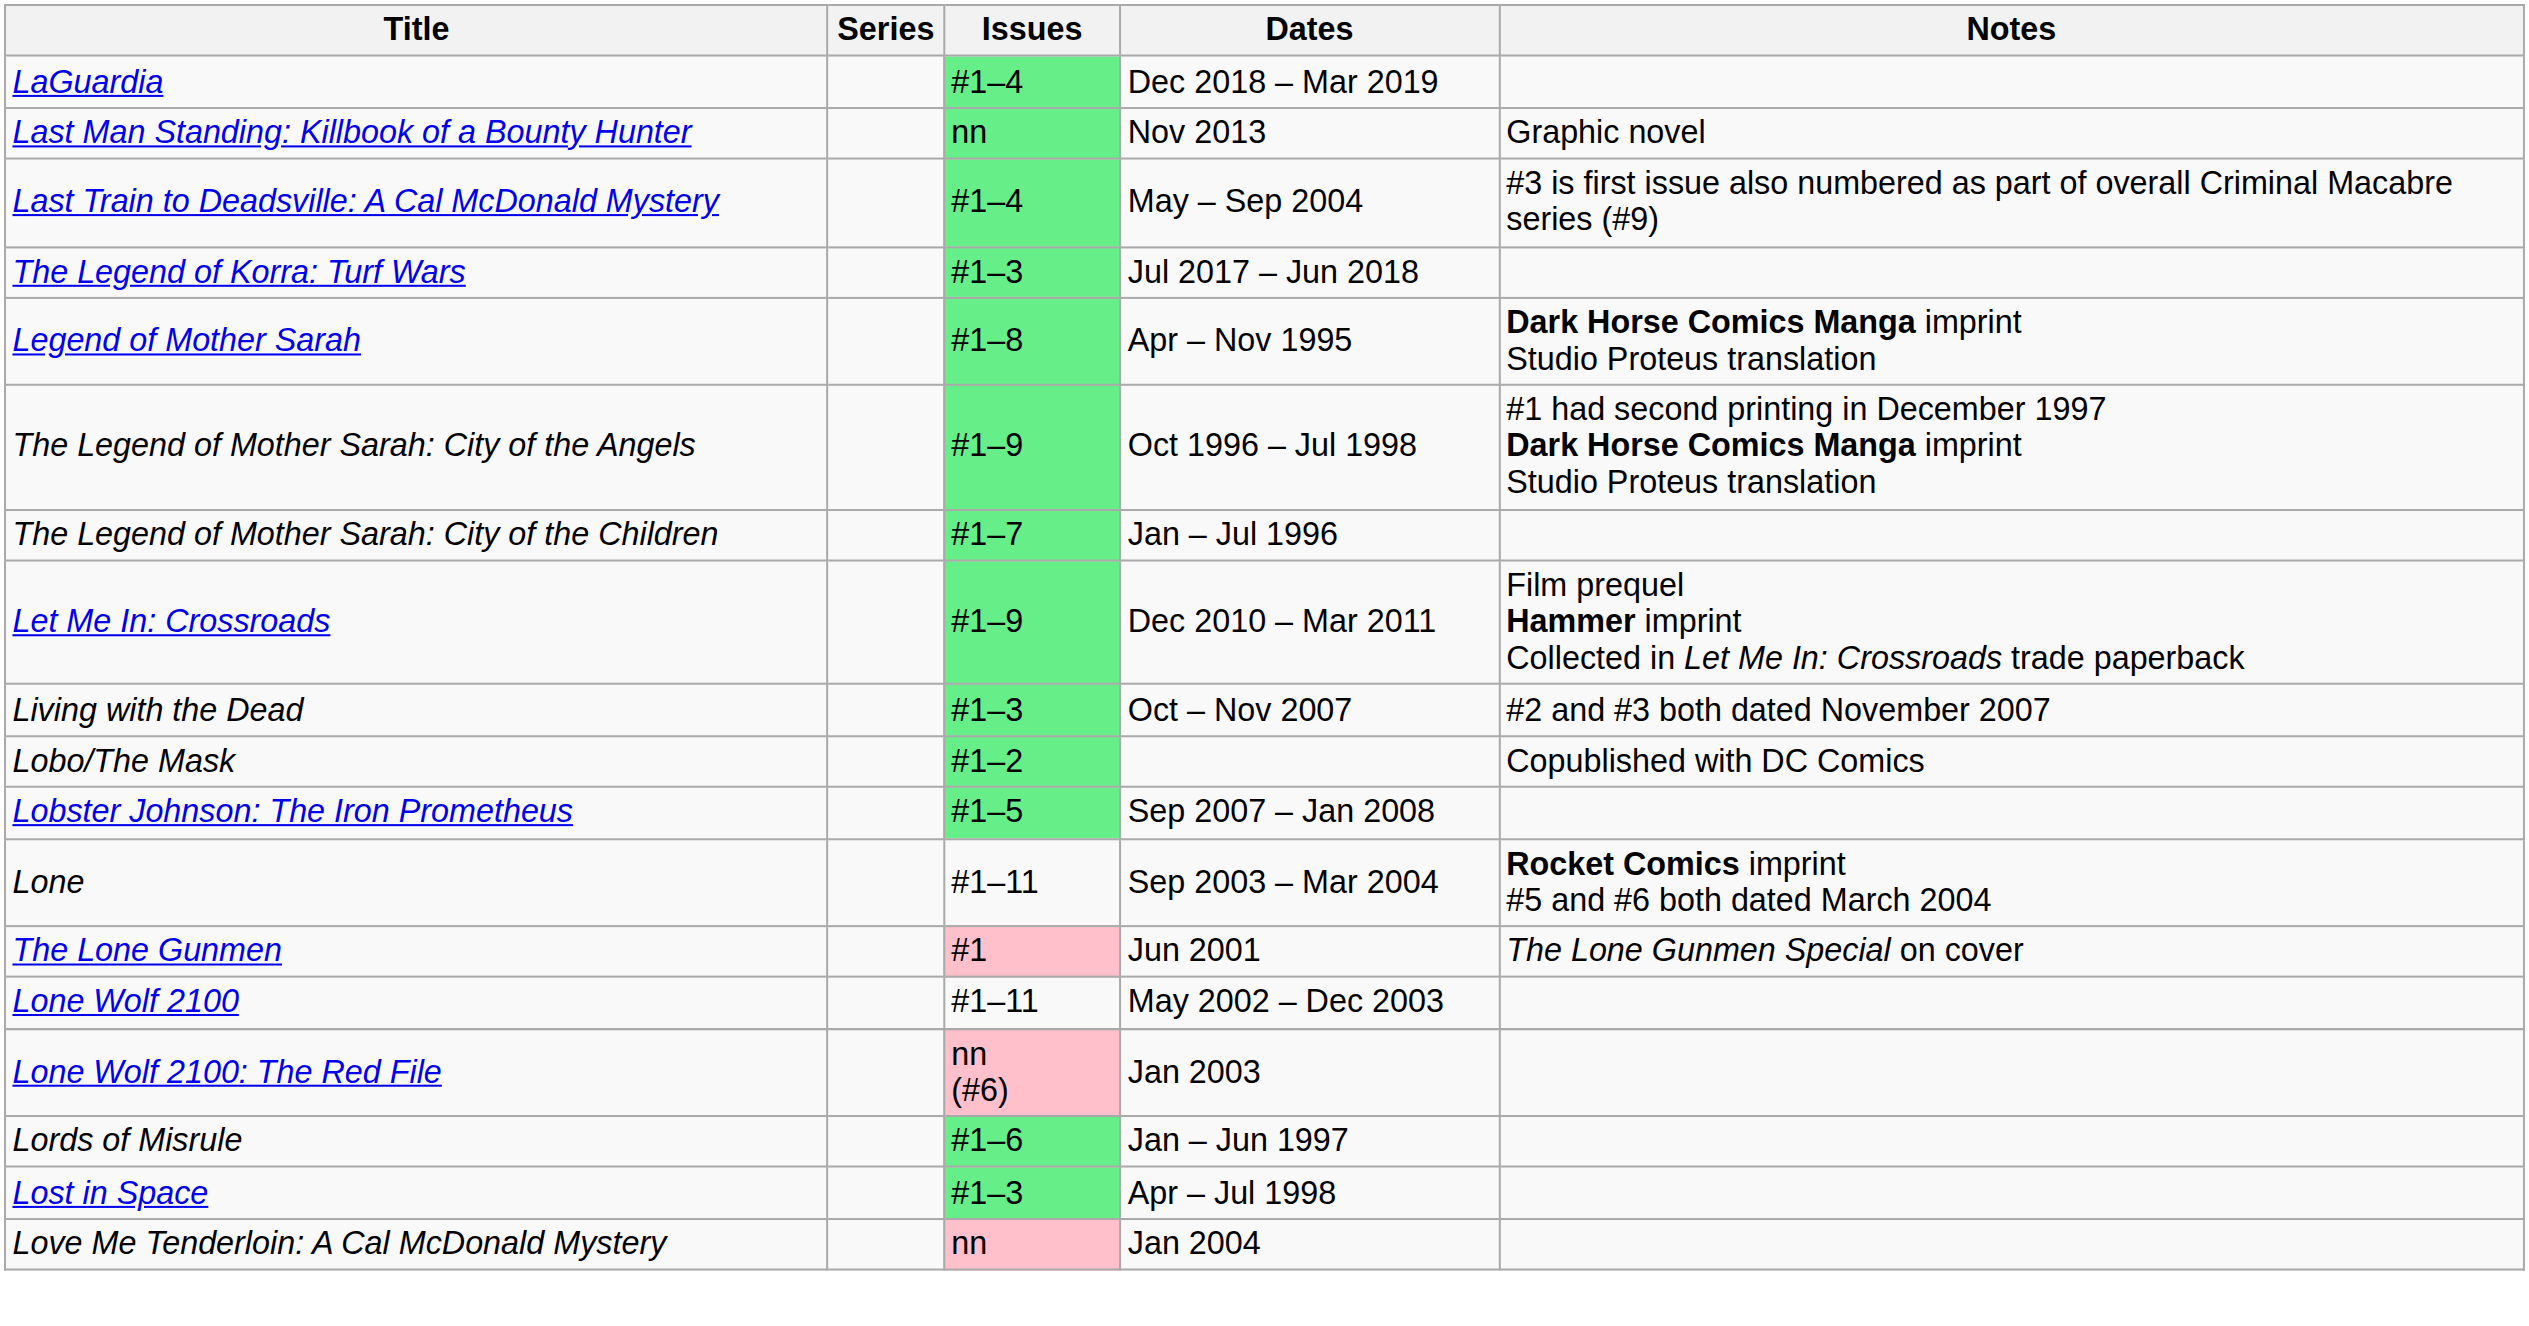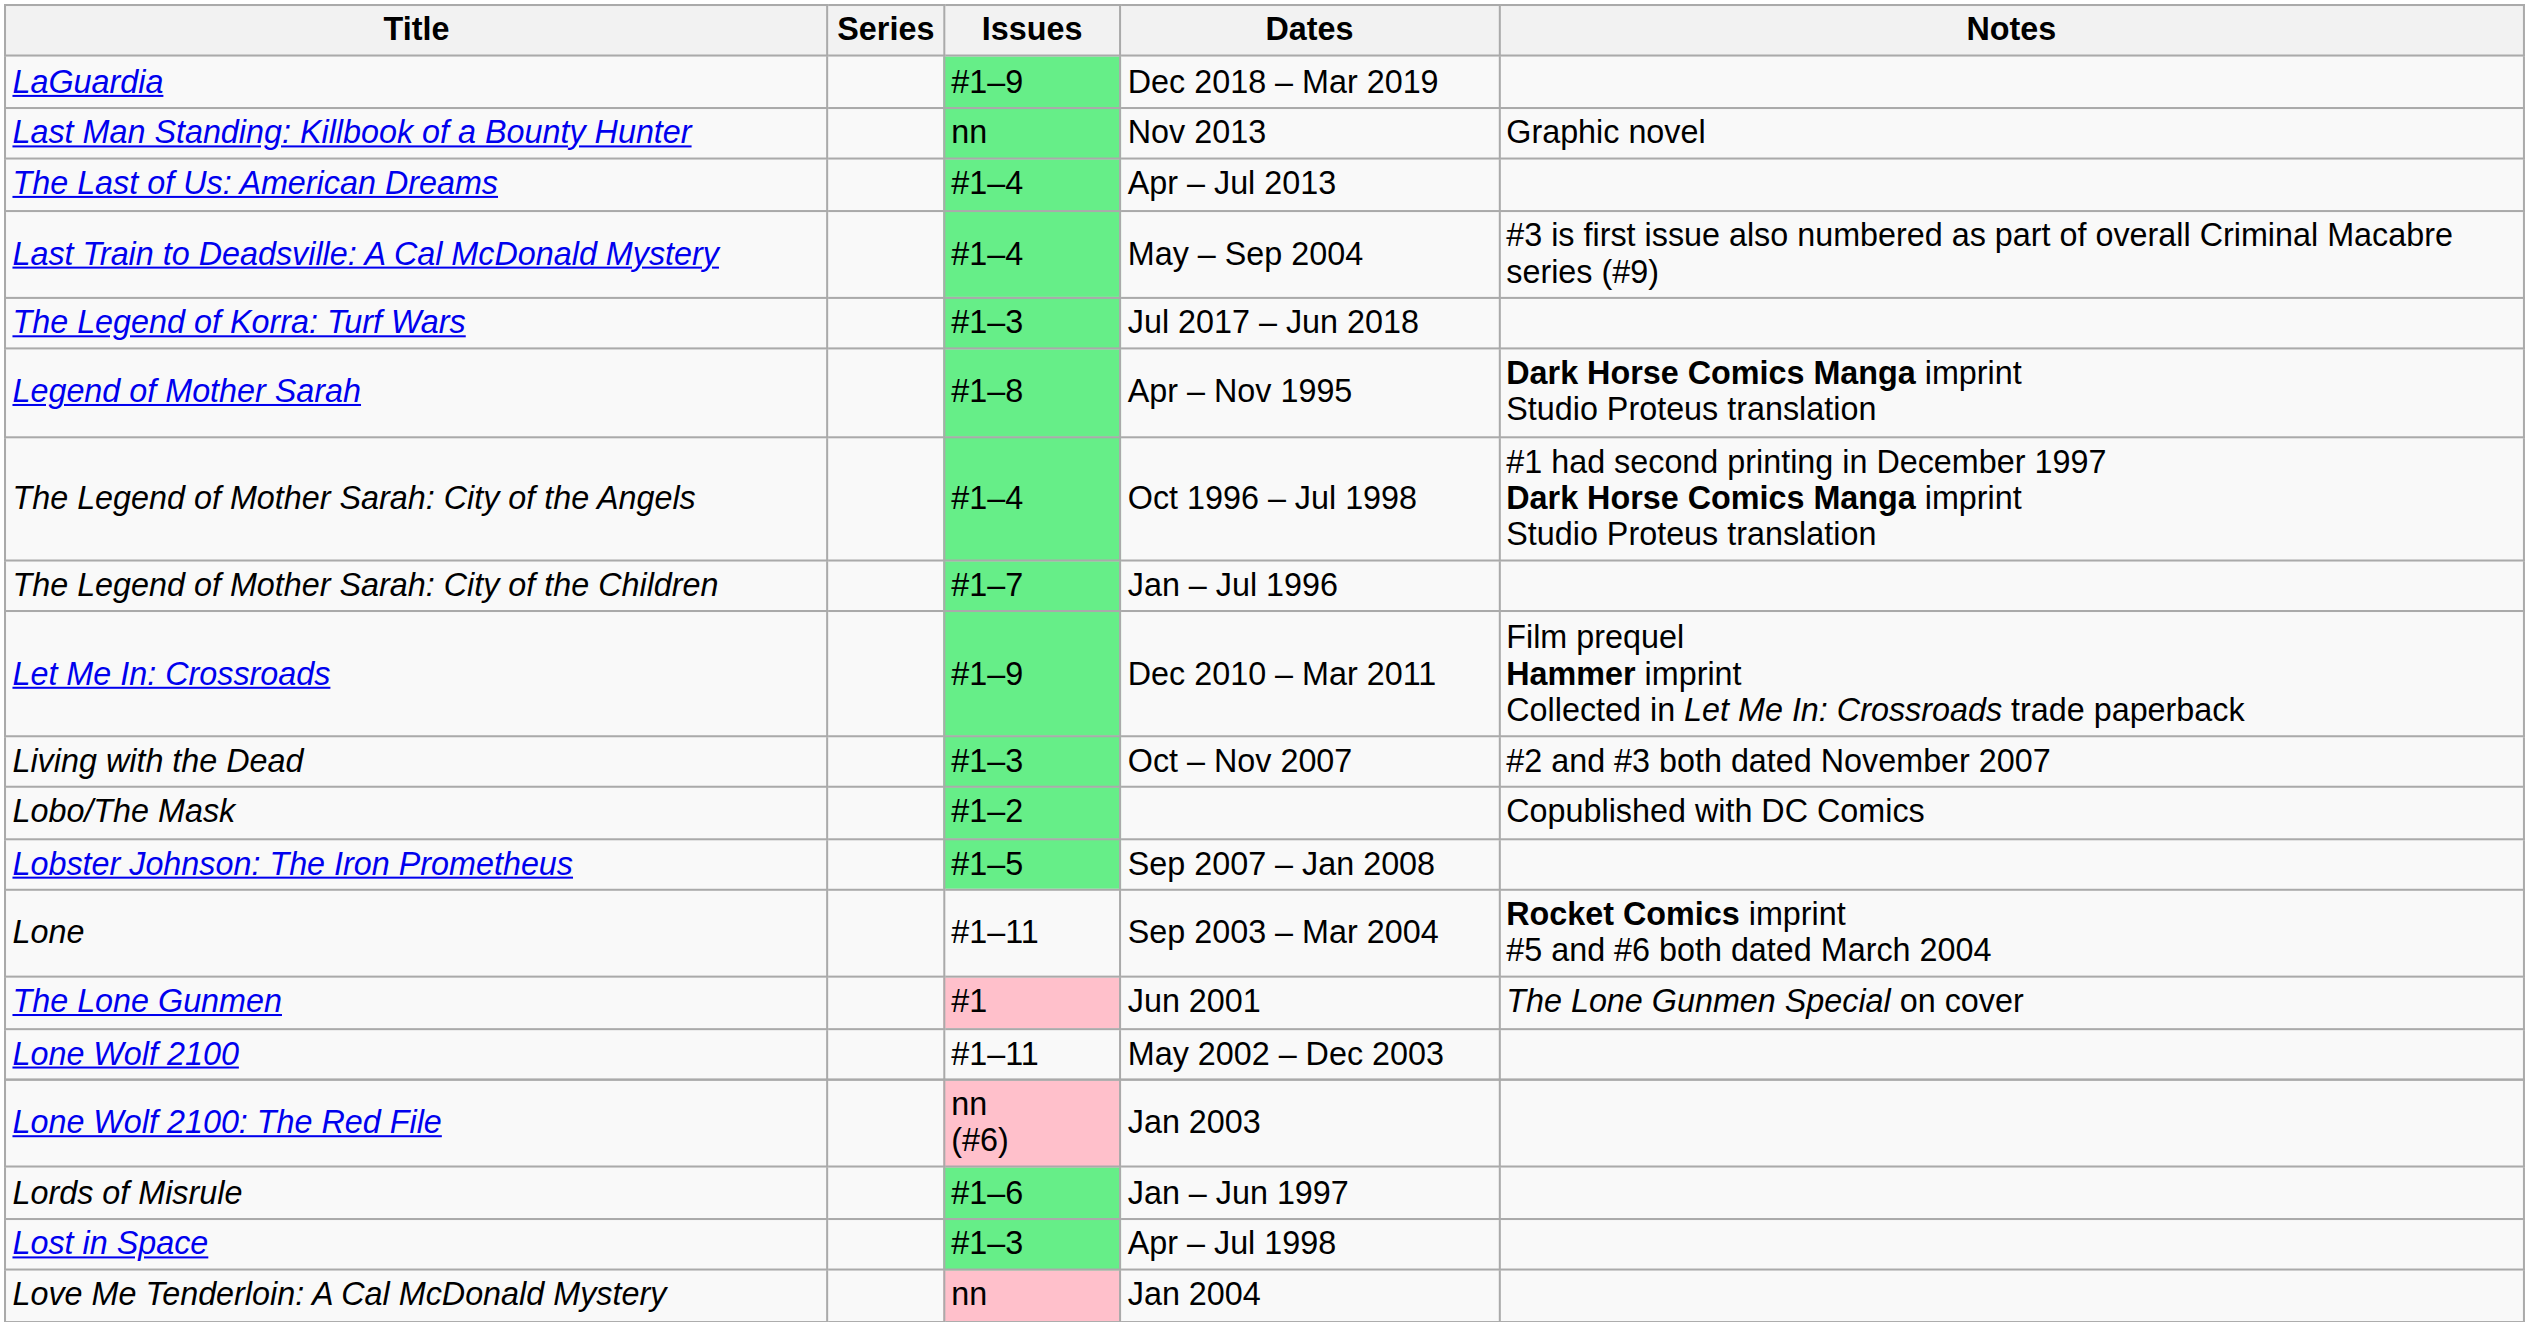(987, 81) #1–4 -> (987, 81) #1–9
+ row: (255, 183)
(987, 446) #1–9 -> (987, 498) #1–4
